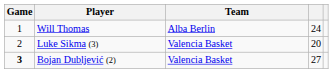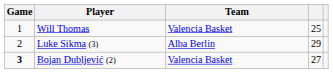(191, 28) Alba Berlin -> (200, 28) Valencia Basket
(316, 28) 24 -> (316, 28) 25
(200, 44) Valencia Basket -> (191, 44) Alba Berlin
(316, 44) 20 -> (316, 44) 29
